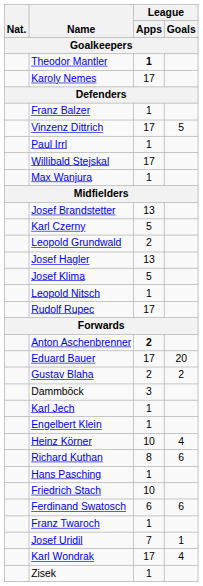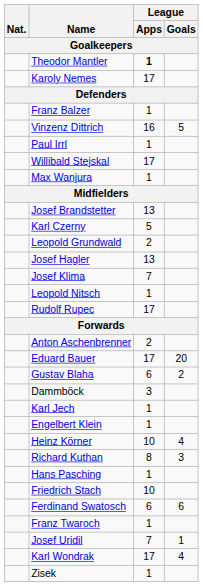(149, 128) 17 -> (149, 128) 16
(149, 276) 5 -> (149, 276) 7
(149, 342) bold -> (149, 342) normal
(149, 375) 2 -> (149, 375) 6
(181, 458) 6 -> (181, 458) 3
